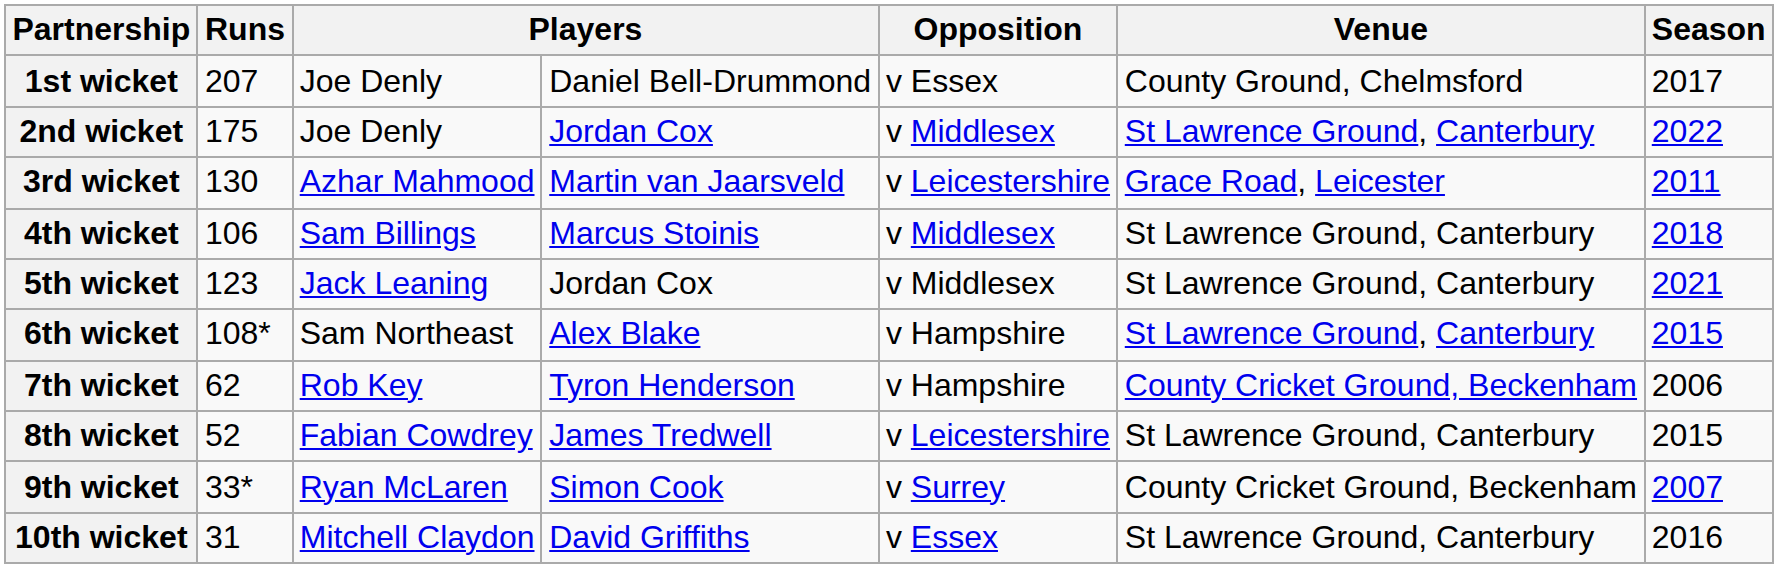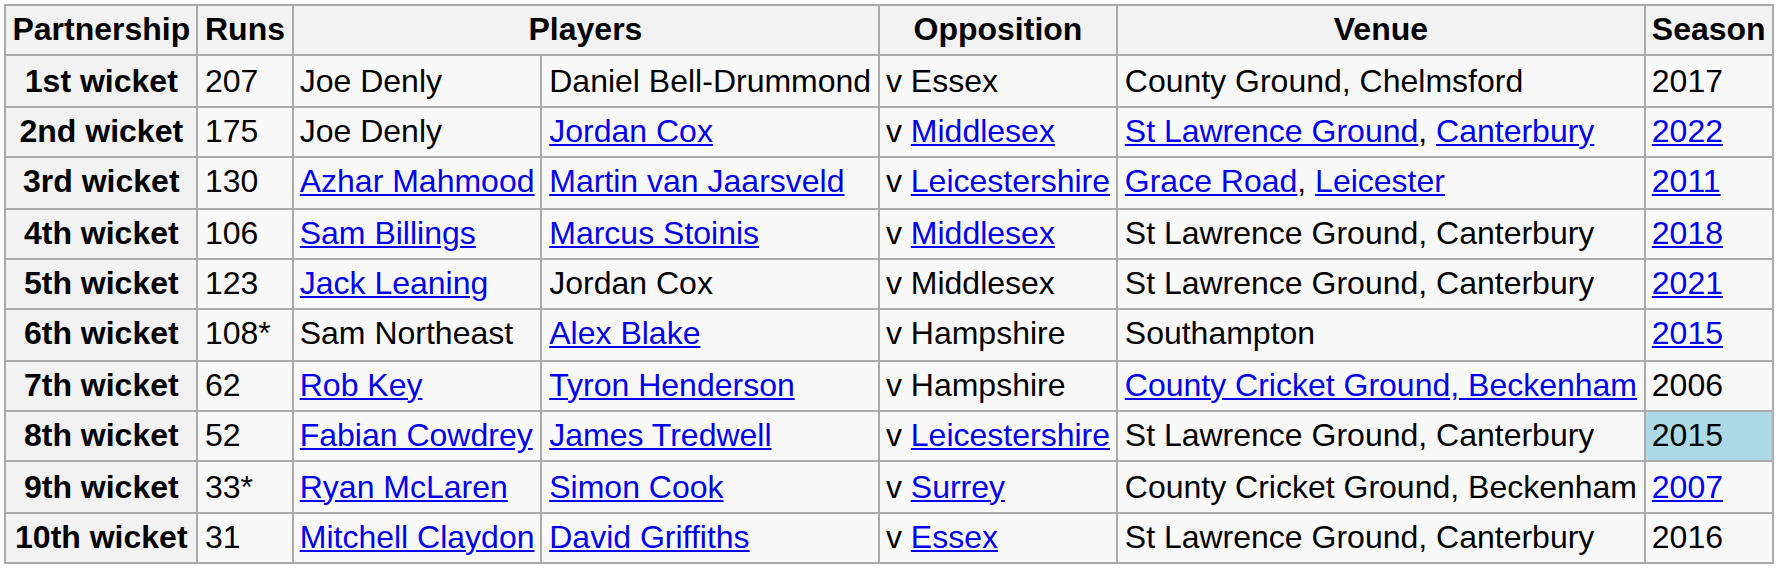(1360, 334) St Lawrence Ground, Canterbury -> (1220, 334) Southampton
(1687, 435) no background -> (1687, 435) lightblue background
